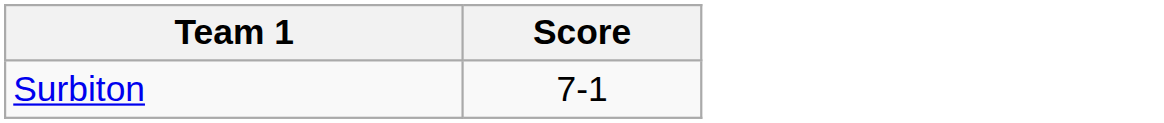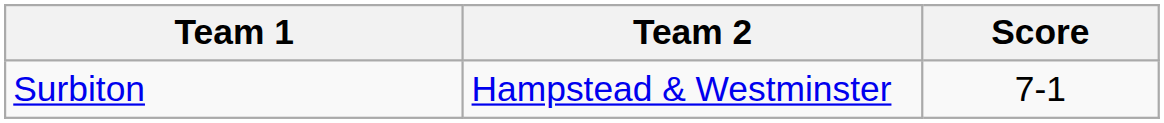+ column: (693, 32)
